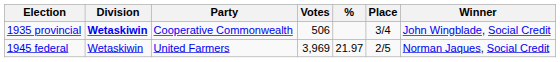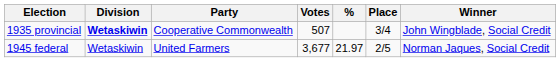(321, 30) 506 -> (321, 30) 507
(316, 48) 3,969 -> (316, 48) 3,677
